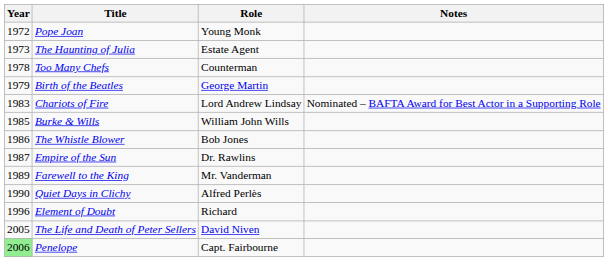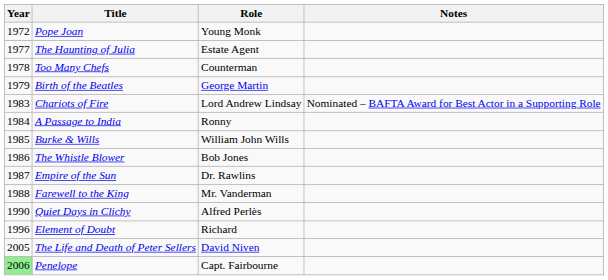(18, 49) 1973 -> (18, 49) 1977
+ row: (78, 121)
(18, 175) 1989 -> (18, 193) 1988
